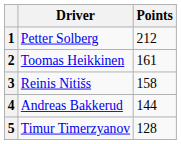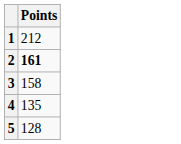- column: (75, 15)
(147, 61) normal -> (31, 61) bold
(147, 106) 144 -> (31, 106) 135
